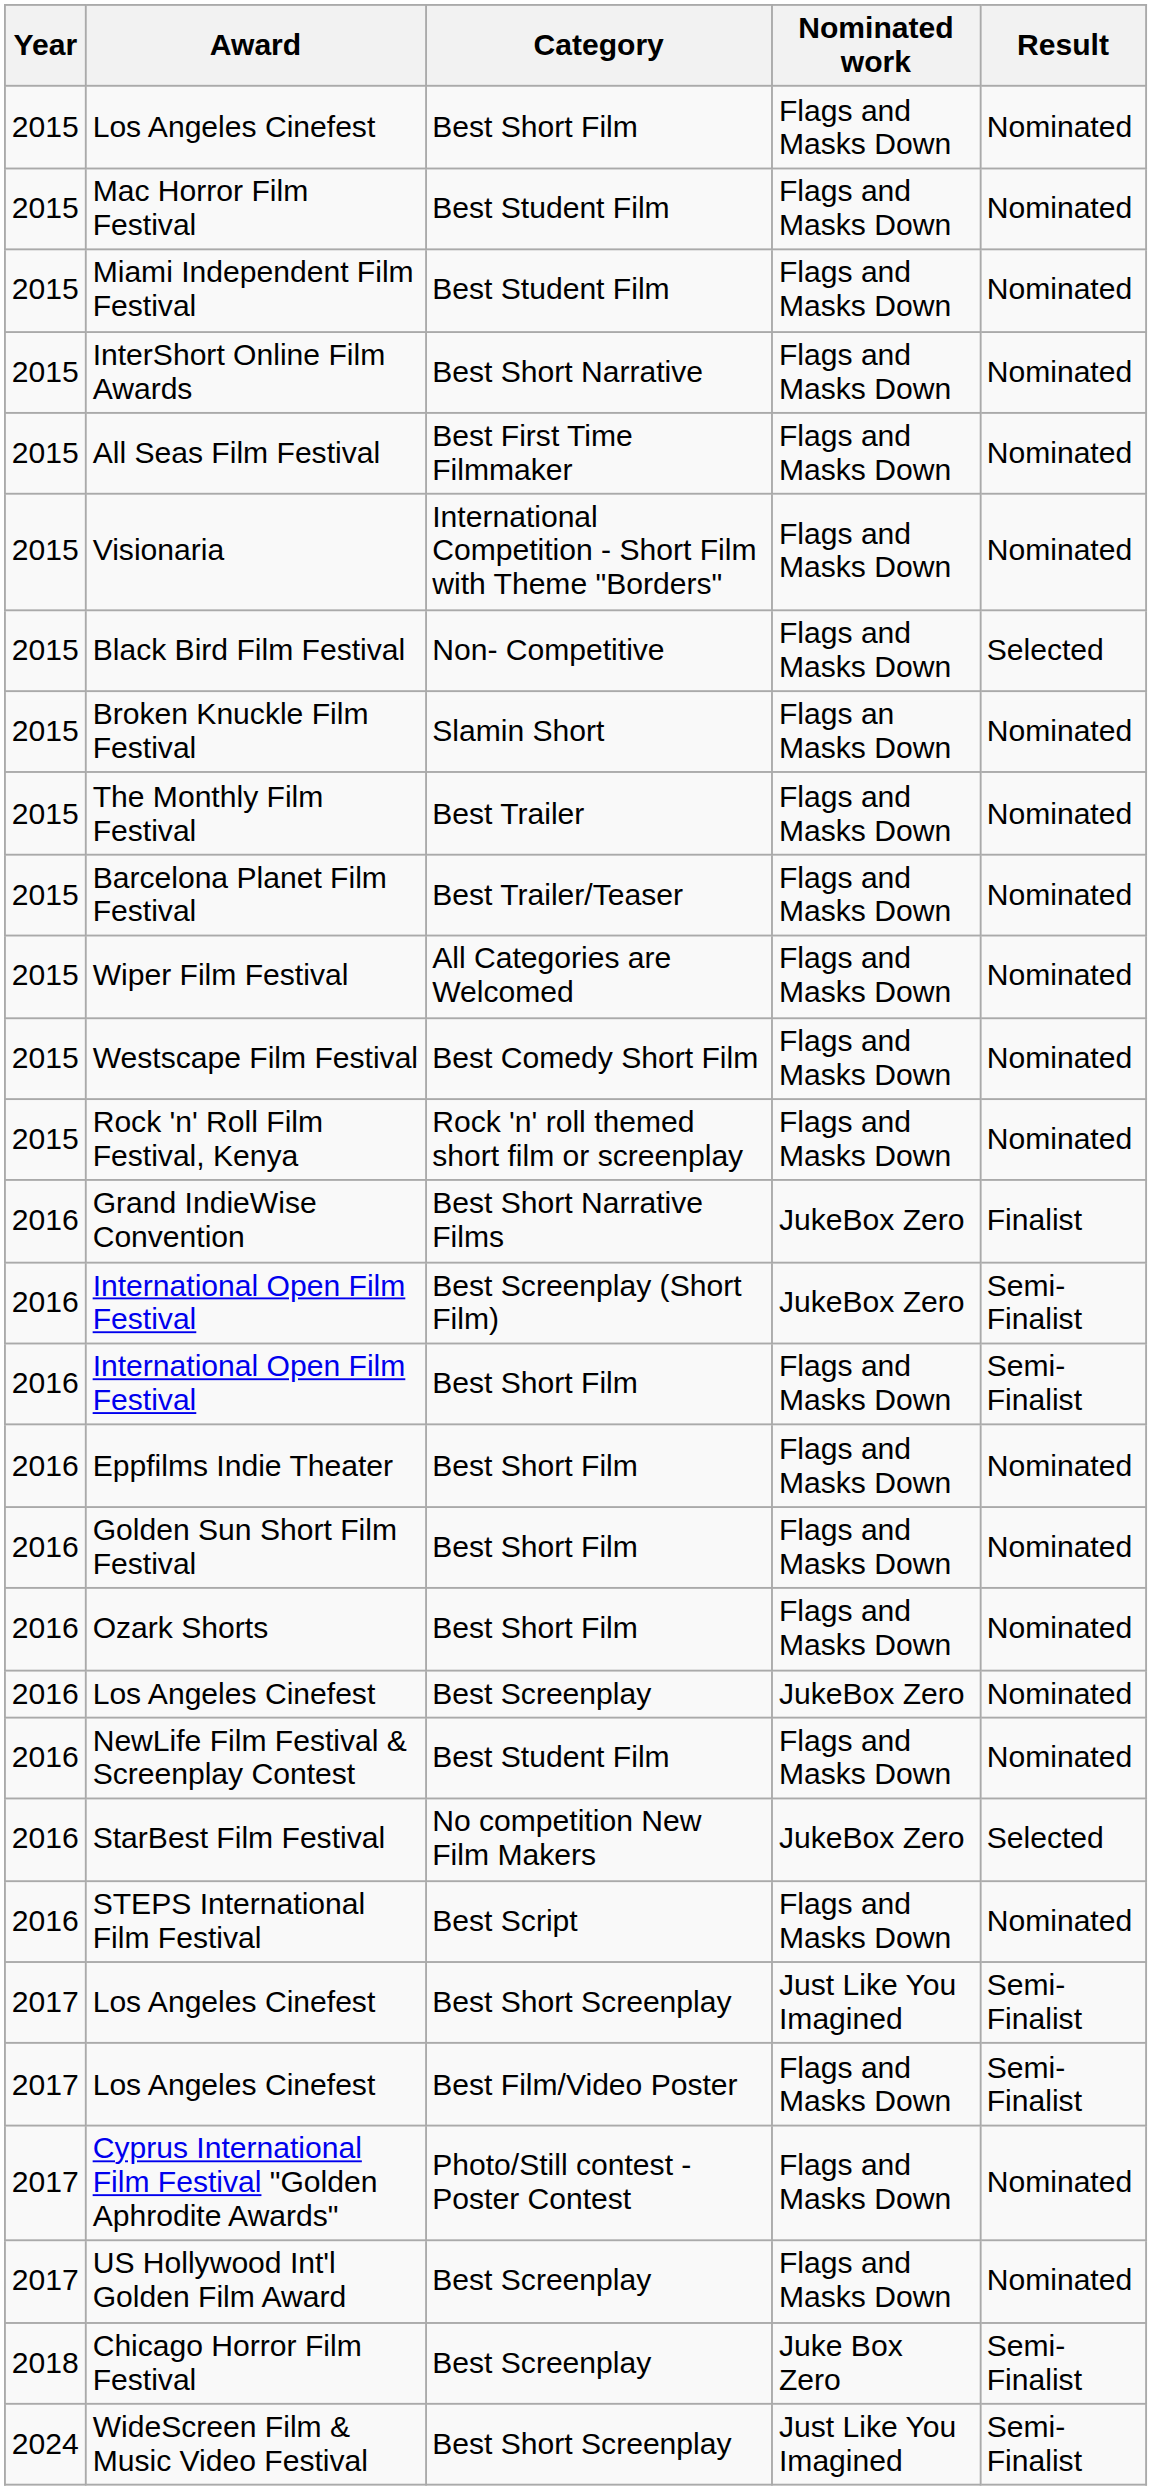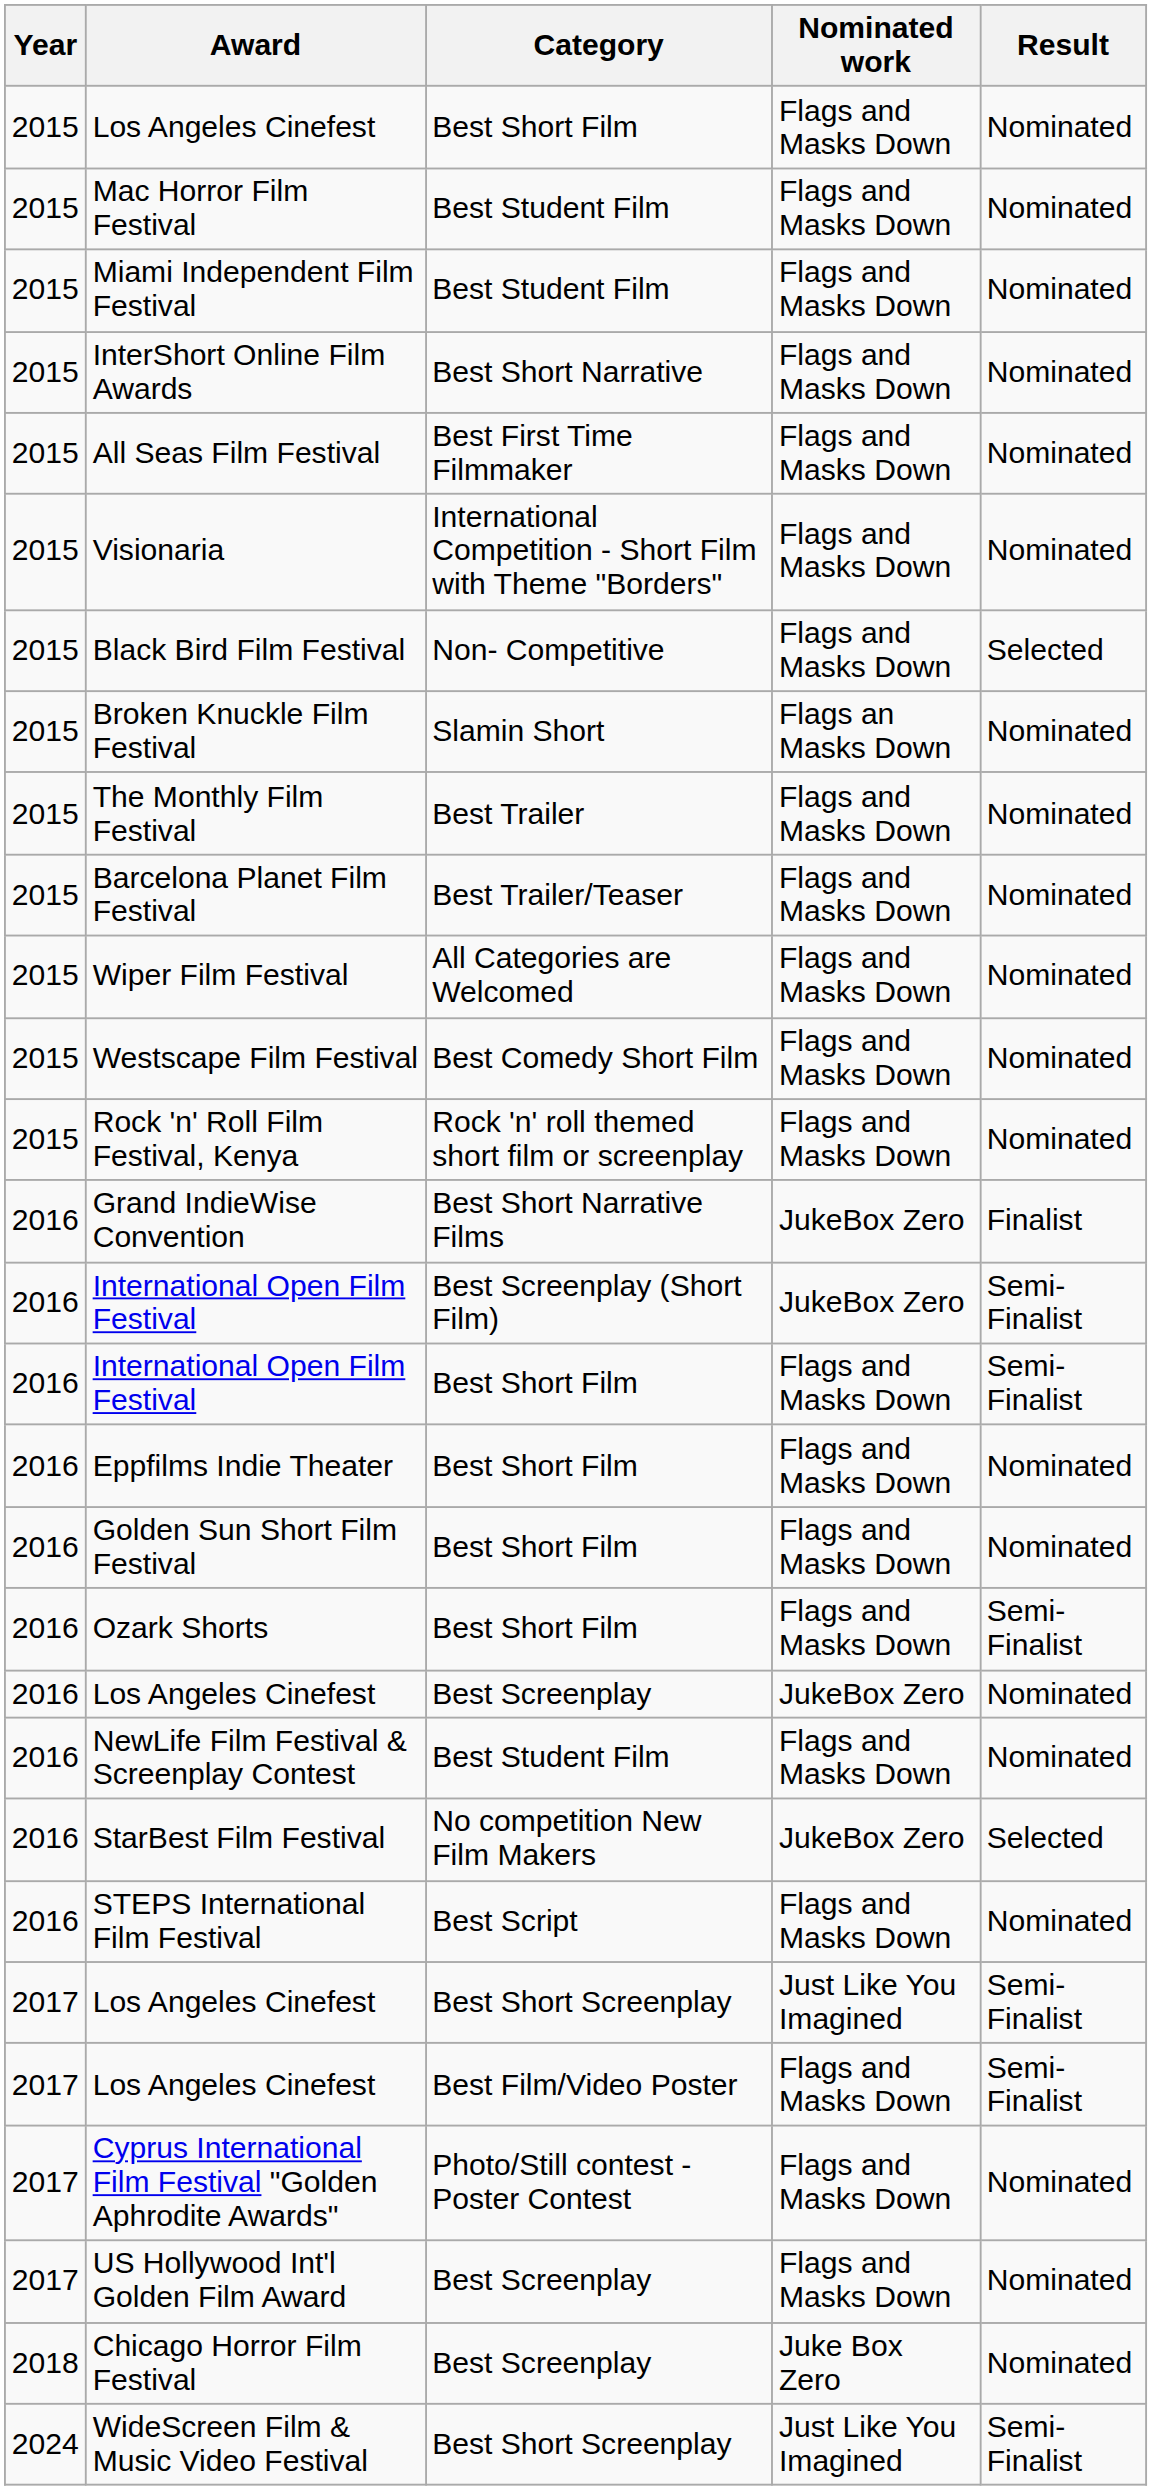(1059, 1628) Nominated -> (1034, 1628) Semi-Finalist
(1034, 2362) Semi-Finalist -> (1059, 2362) Nominated
